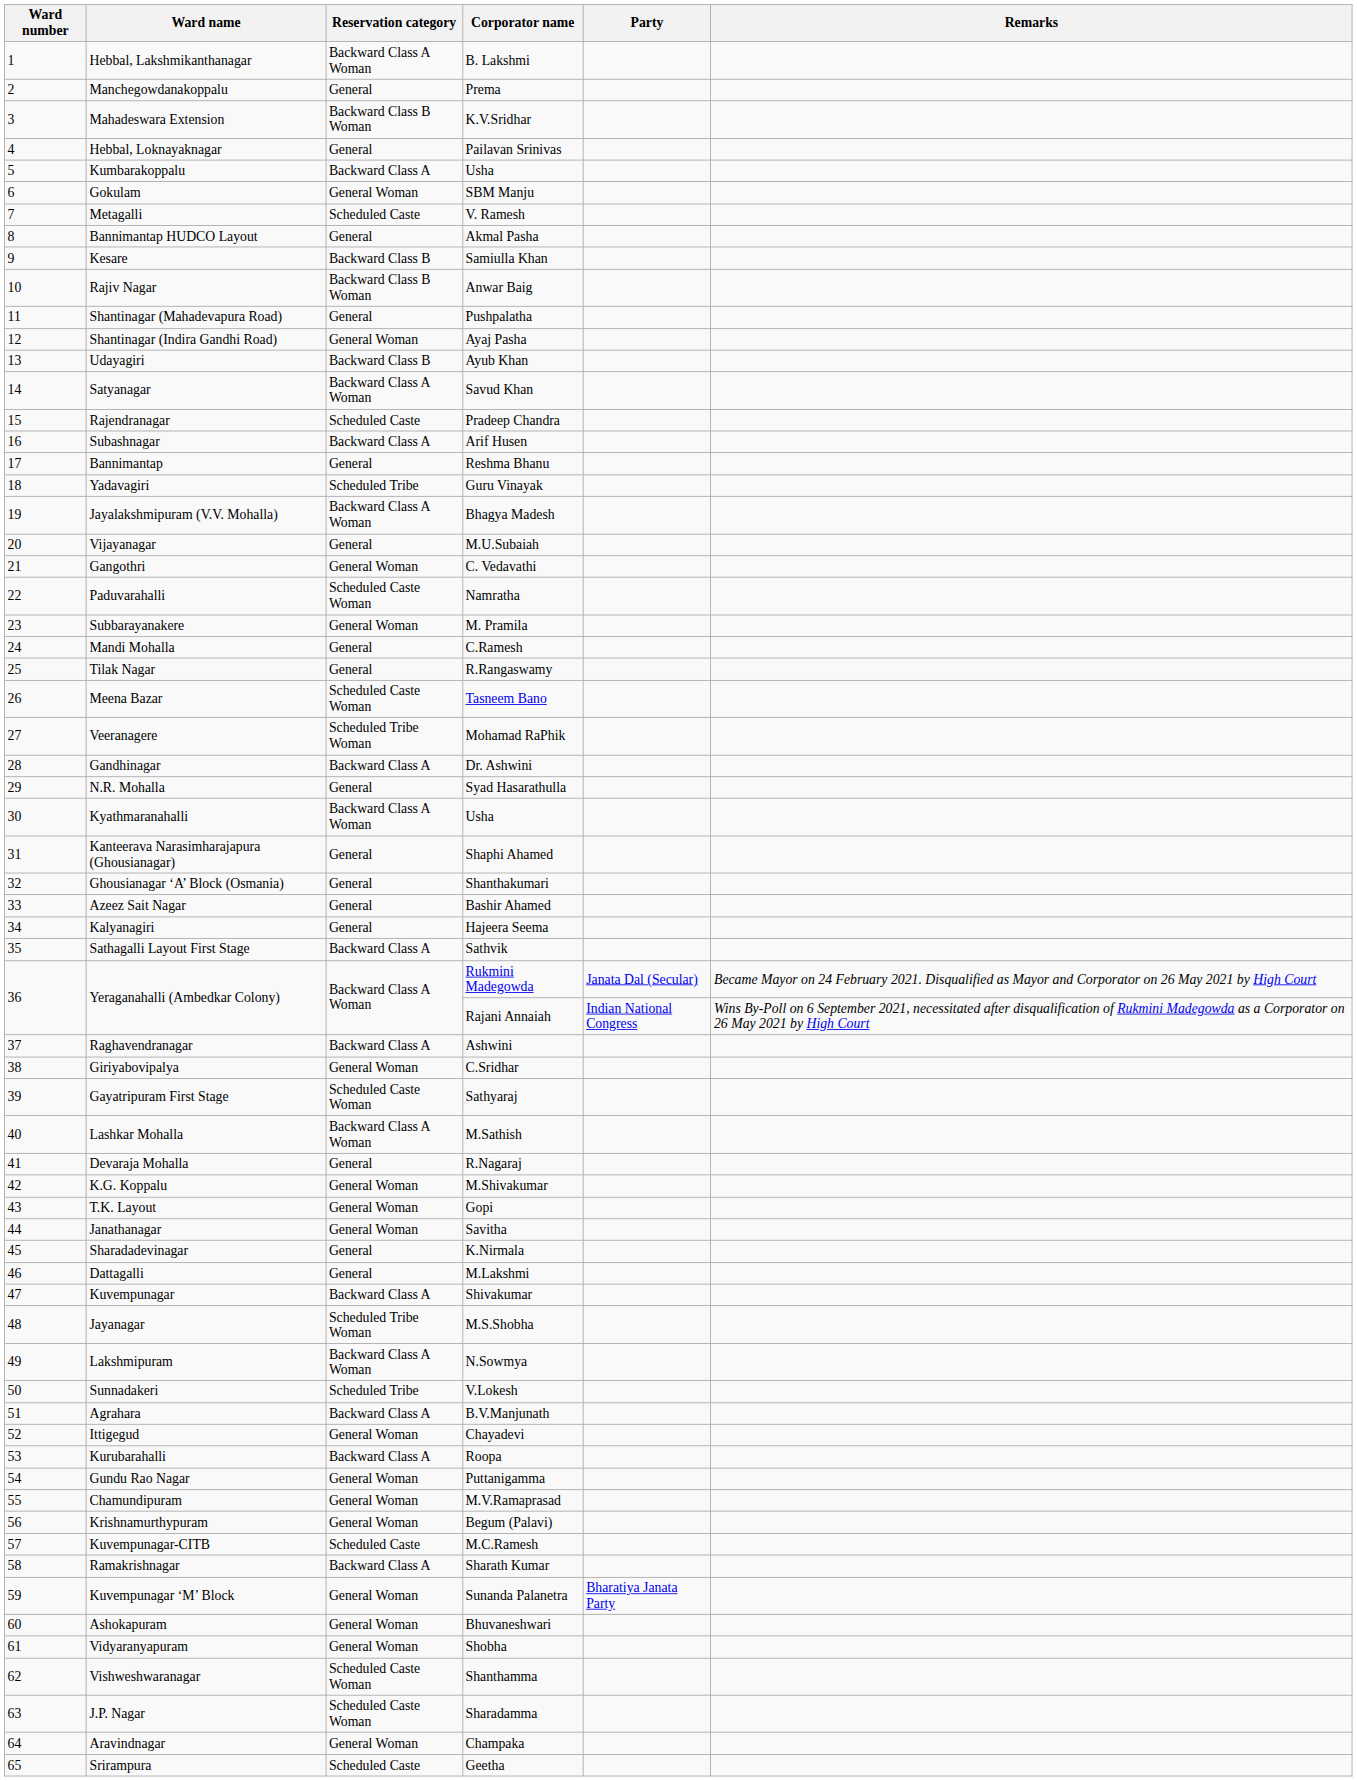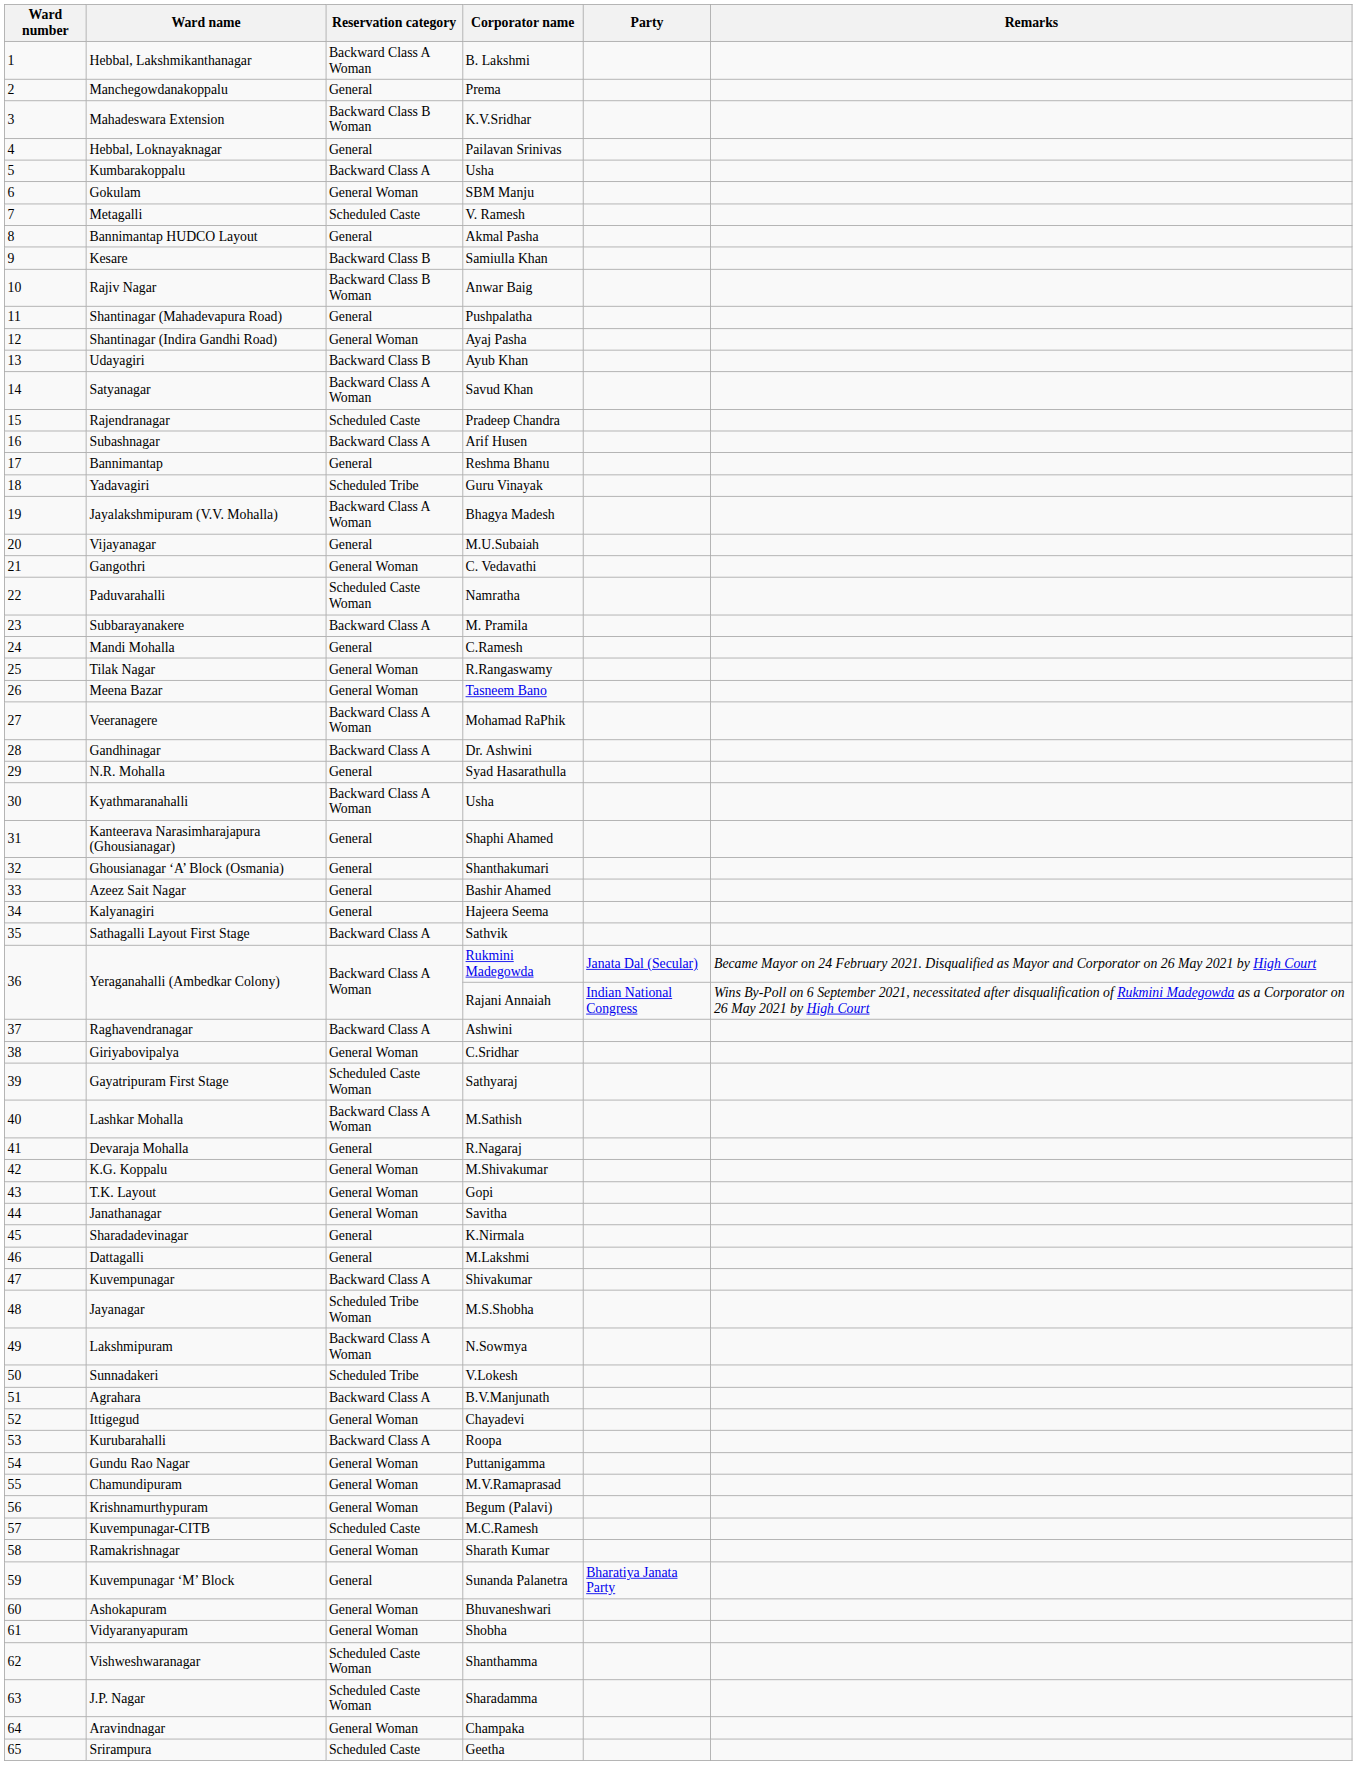(373, 625) General Woman -> (380, 625) Backward Class A
(351, 669) General -> (373, 669) General Woman
(375, 698) Scheduled Caste Woman -> (373, 691) General Woman
(374, 736) Scheduled Tribe Woman -> (380, 720) Backward Class A Woman
(380, 1566) Backward Class A -> (373, 1550) General Woman
(373, 1595) General Woman -> (351, 1580) General
